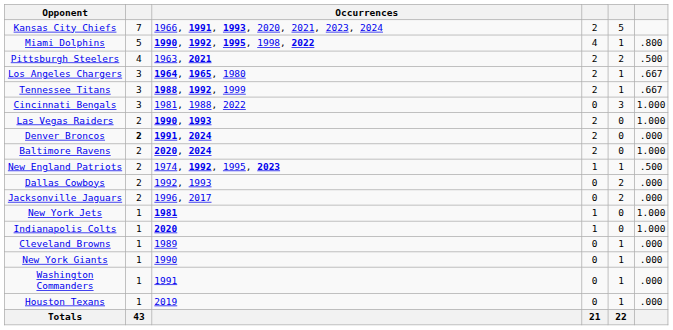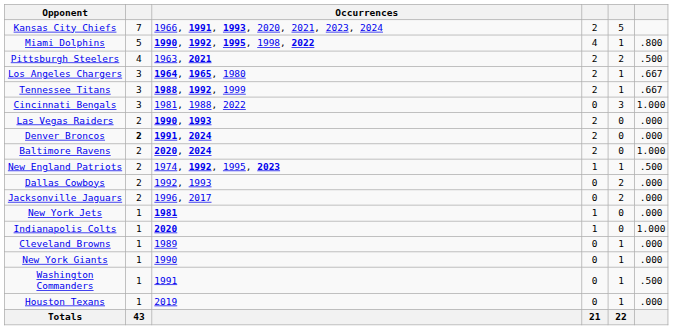(651, 120) 1.000 -> (651, 120) .000
(651, 213) 1.000 -> (651, 213) .000
(651, 281) .000 -> (651, 281) .500
